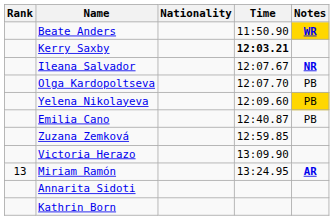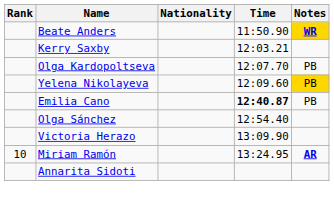(263, 48) bold -> (263, 48) normal
- row: (87, 66)
(263, 119) normal -> (263, 101) bold
+ row: (77, 119)
- row: (84, 136)
(20, 171) 13 -> (20, 154) 10
- row: (77, 207)
